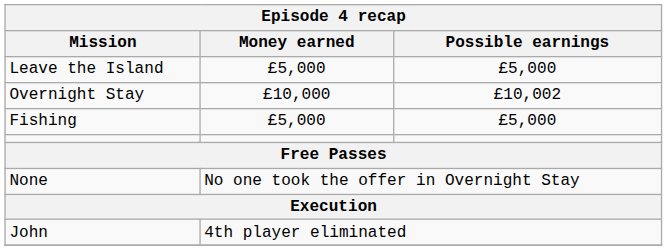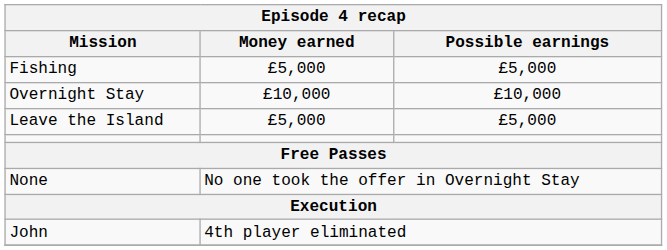rows swapped: (43, 121) <-> (86, 69)
(527, 95) £10,002 -> (527, 95) £10,000
